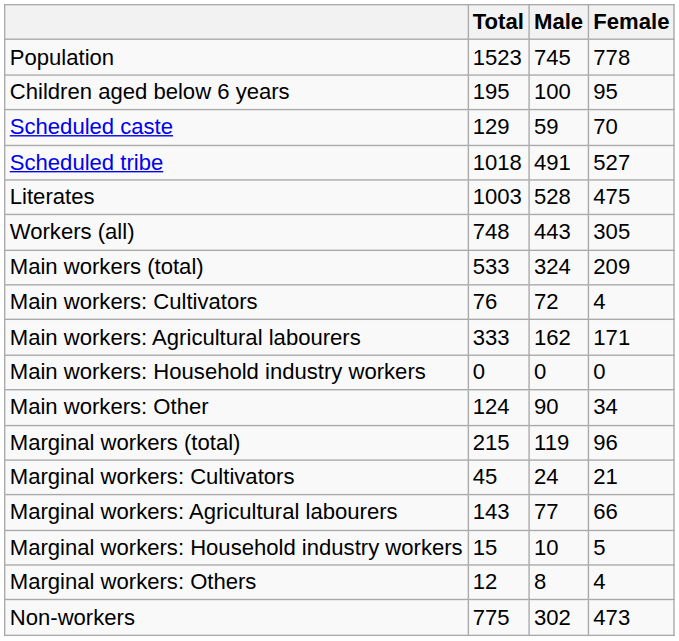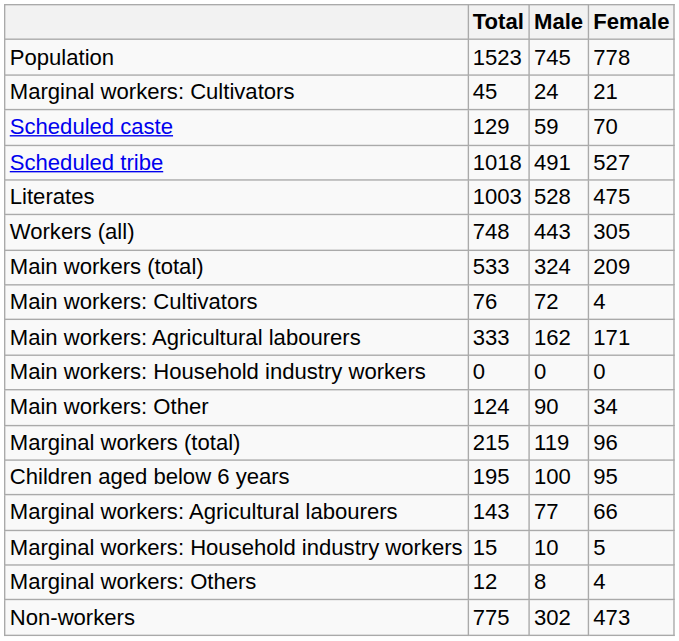rows swapped: (150, 92) <-> (152, 477)
